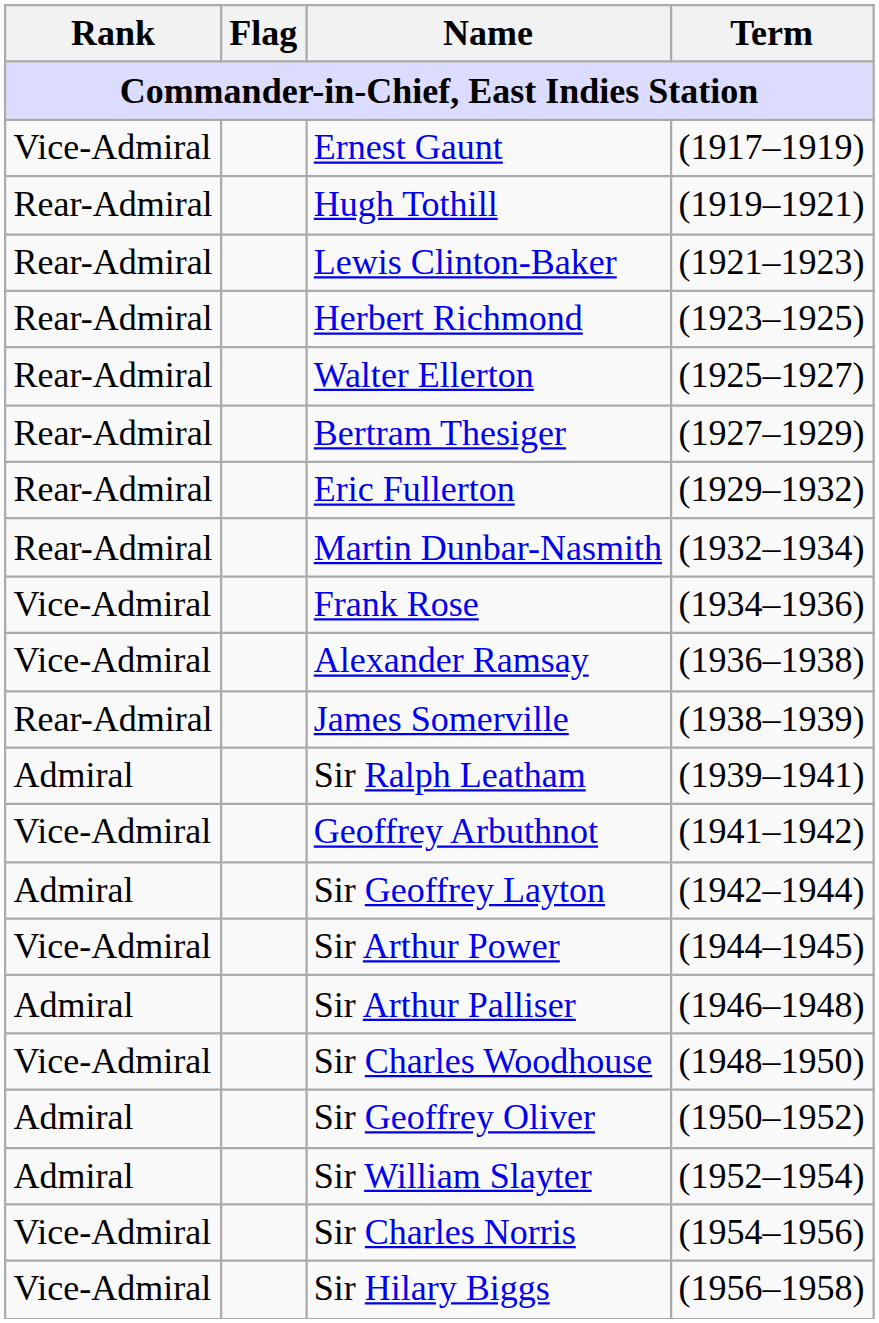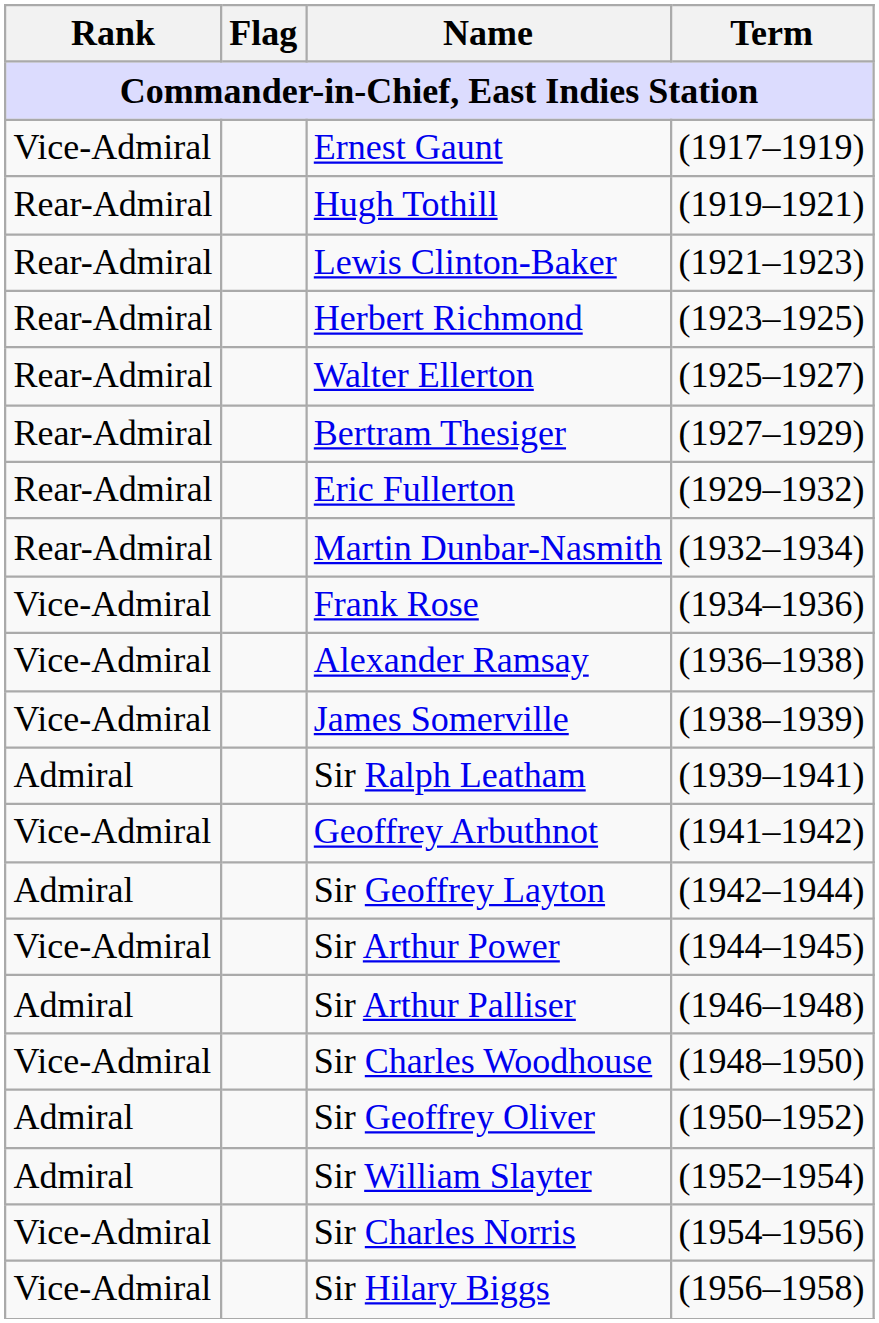(113, 718) Rear-Admiral -> (112, 718) Vice-Admiral
